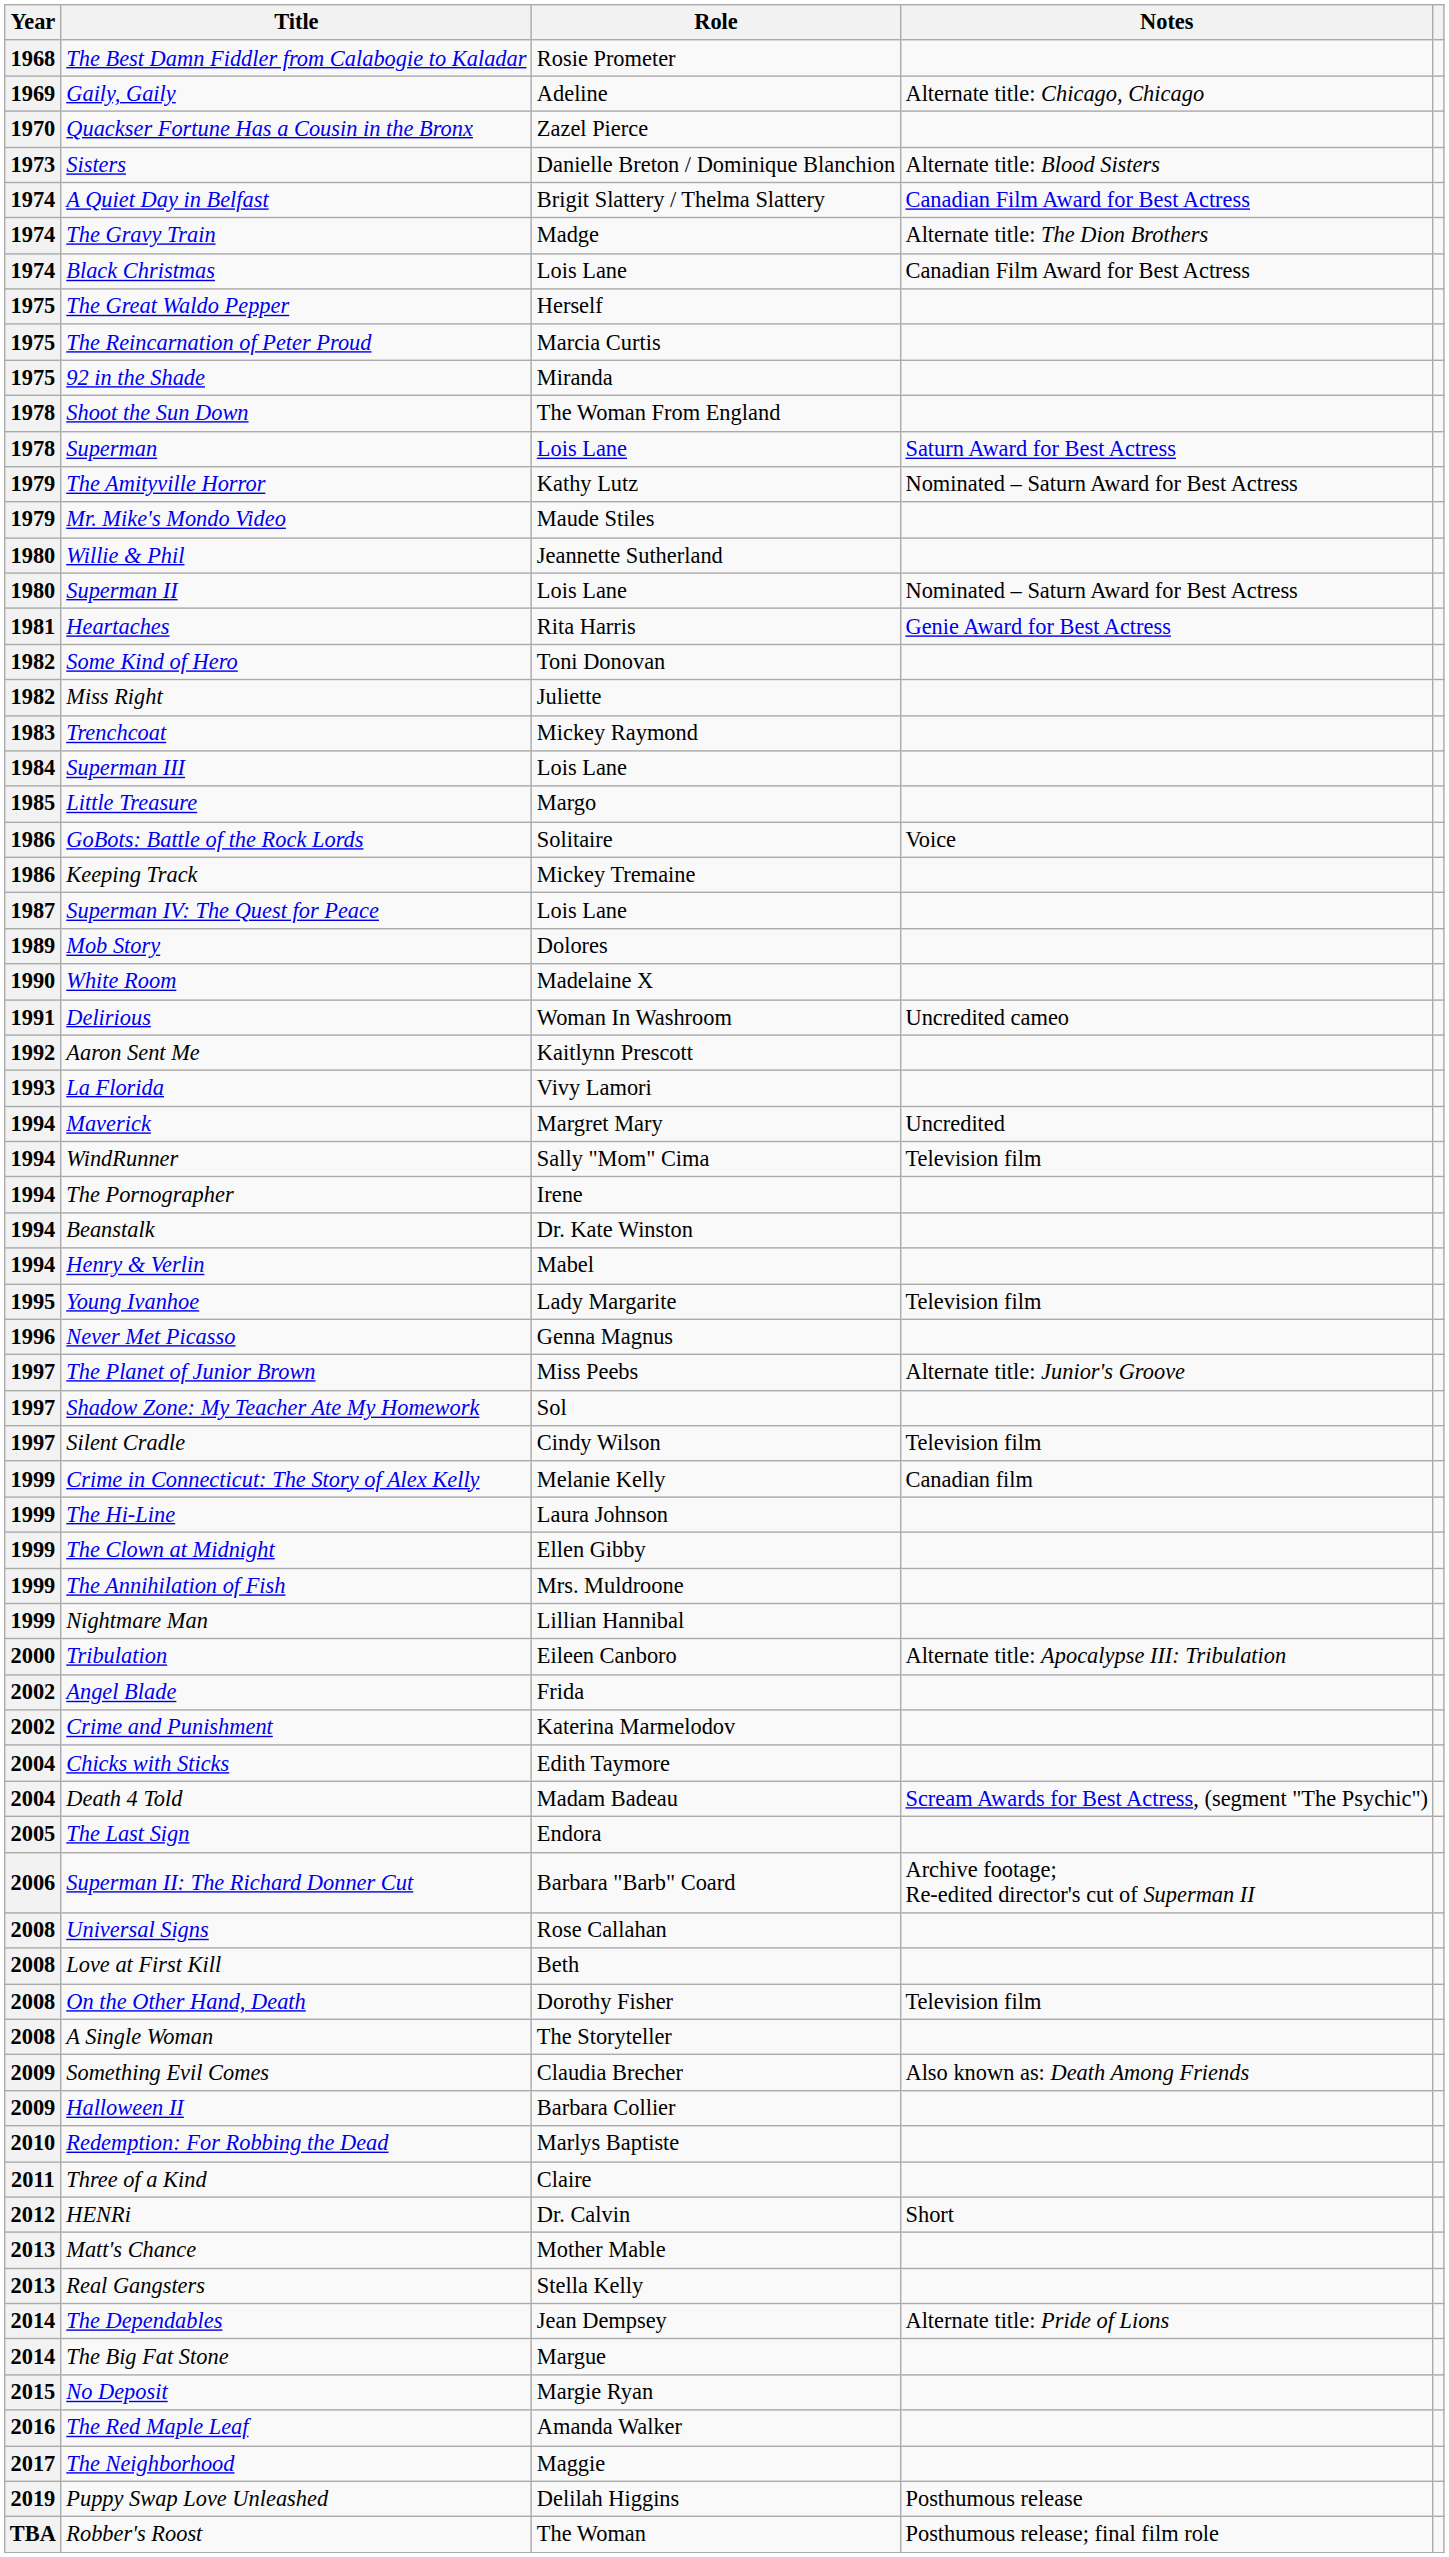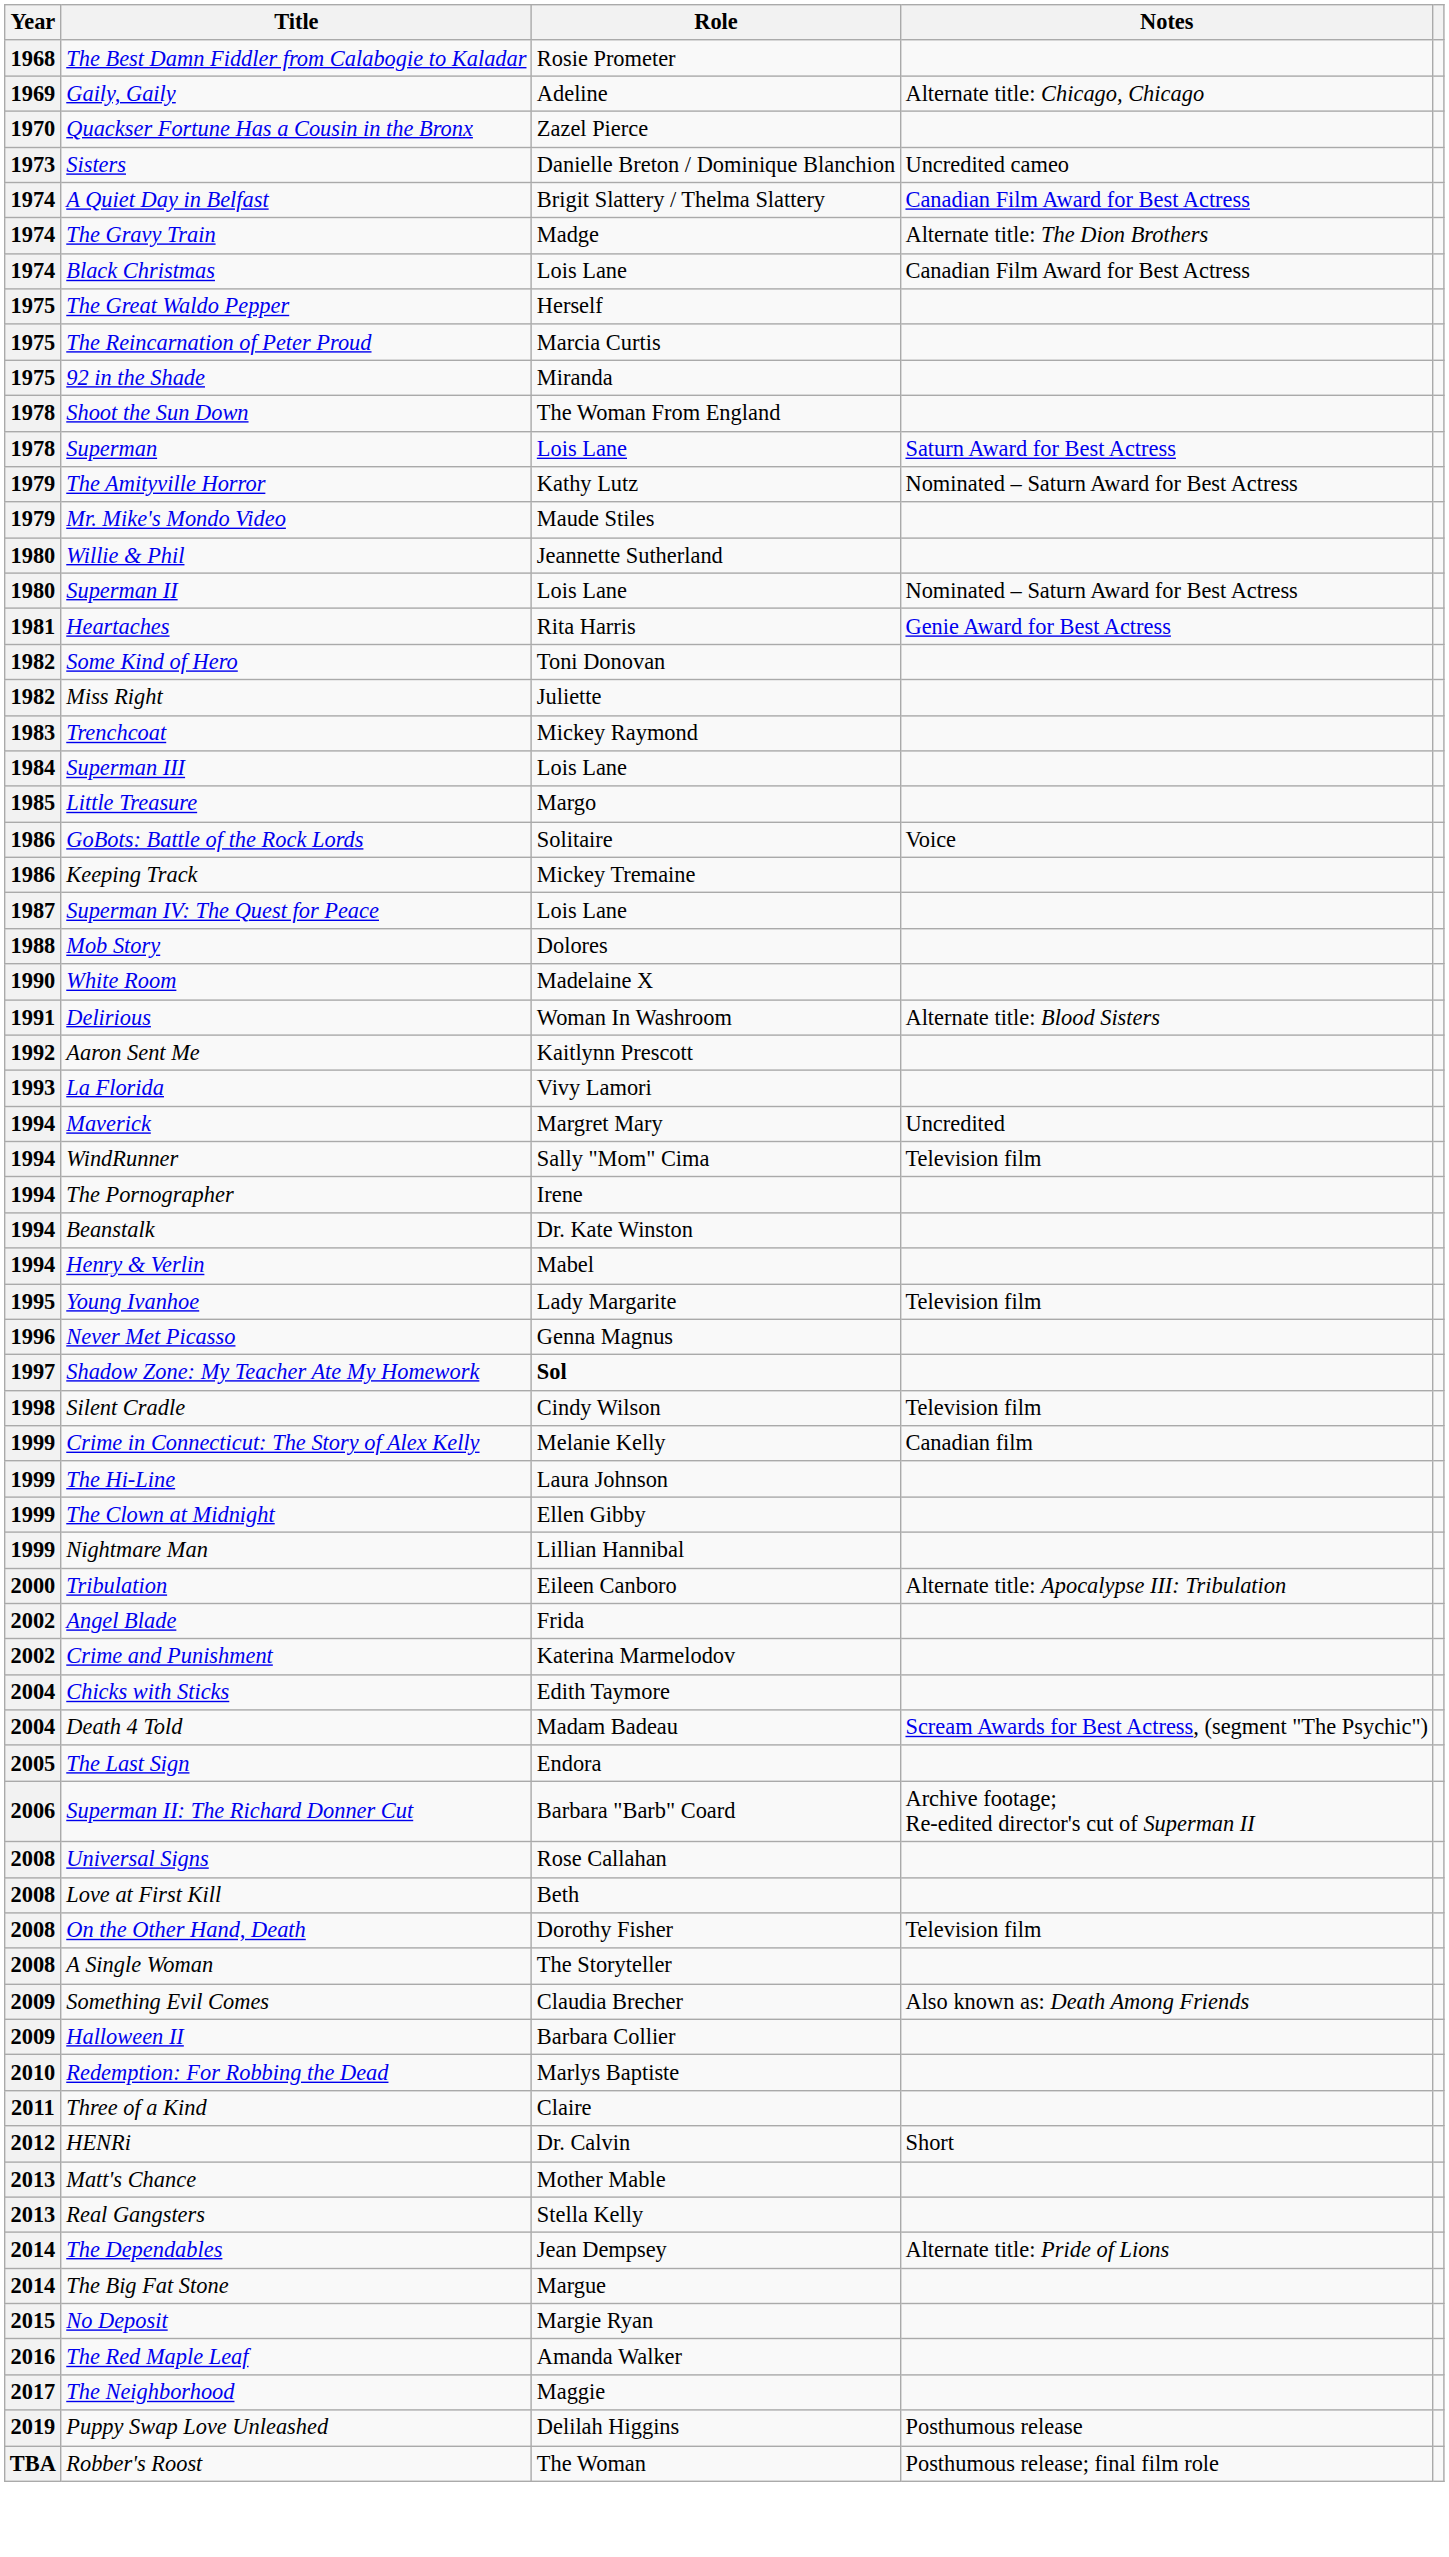(1033, 164) Alternate title: Blood Sisters -> (987, 164) Uncredited cameo
(33, 945) 1989 -> (33, 945) 1988
(987, 1016) Uncredited cameo -> (1033, 1016) Alternate title: Blood Sisters
- row: (191, 1372)
(552, 1407) normal -> (552, 1372) bold
(33, 1443) 1997 -> (33, 1407) 1998
- row: (176, 1585)
